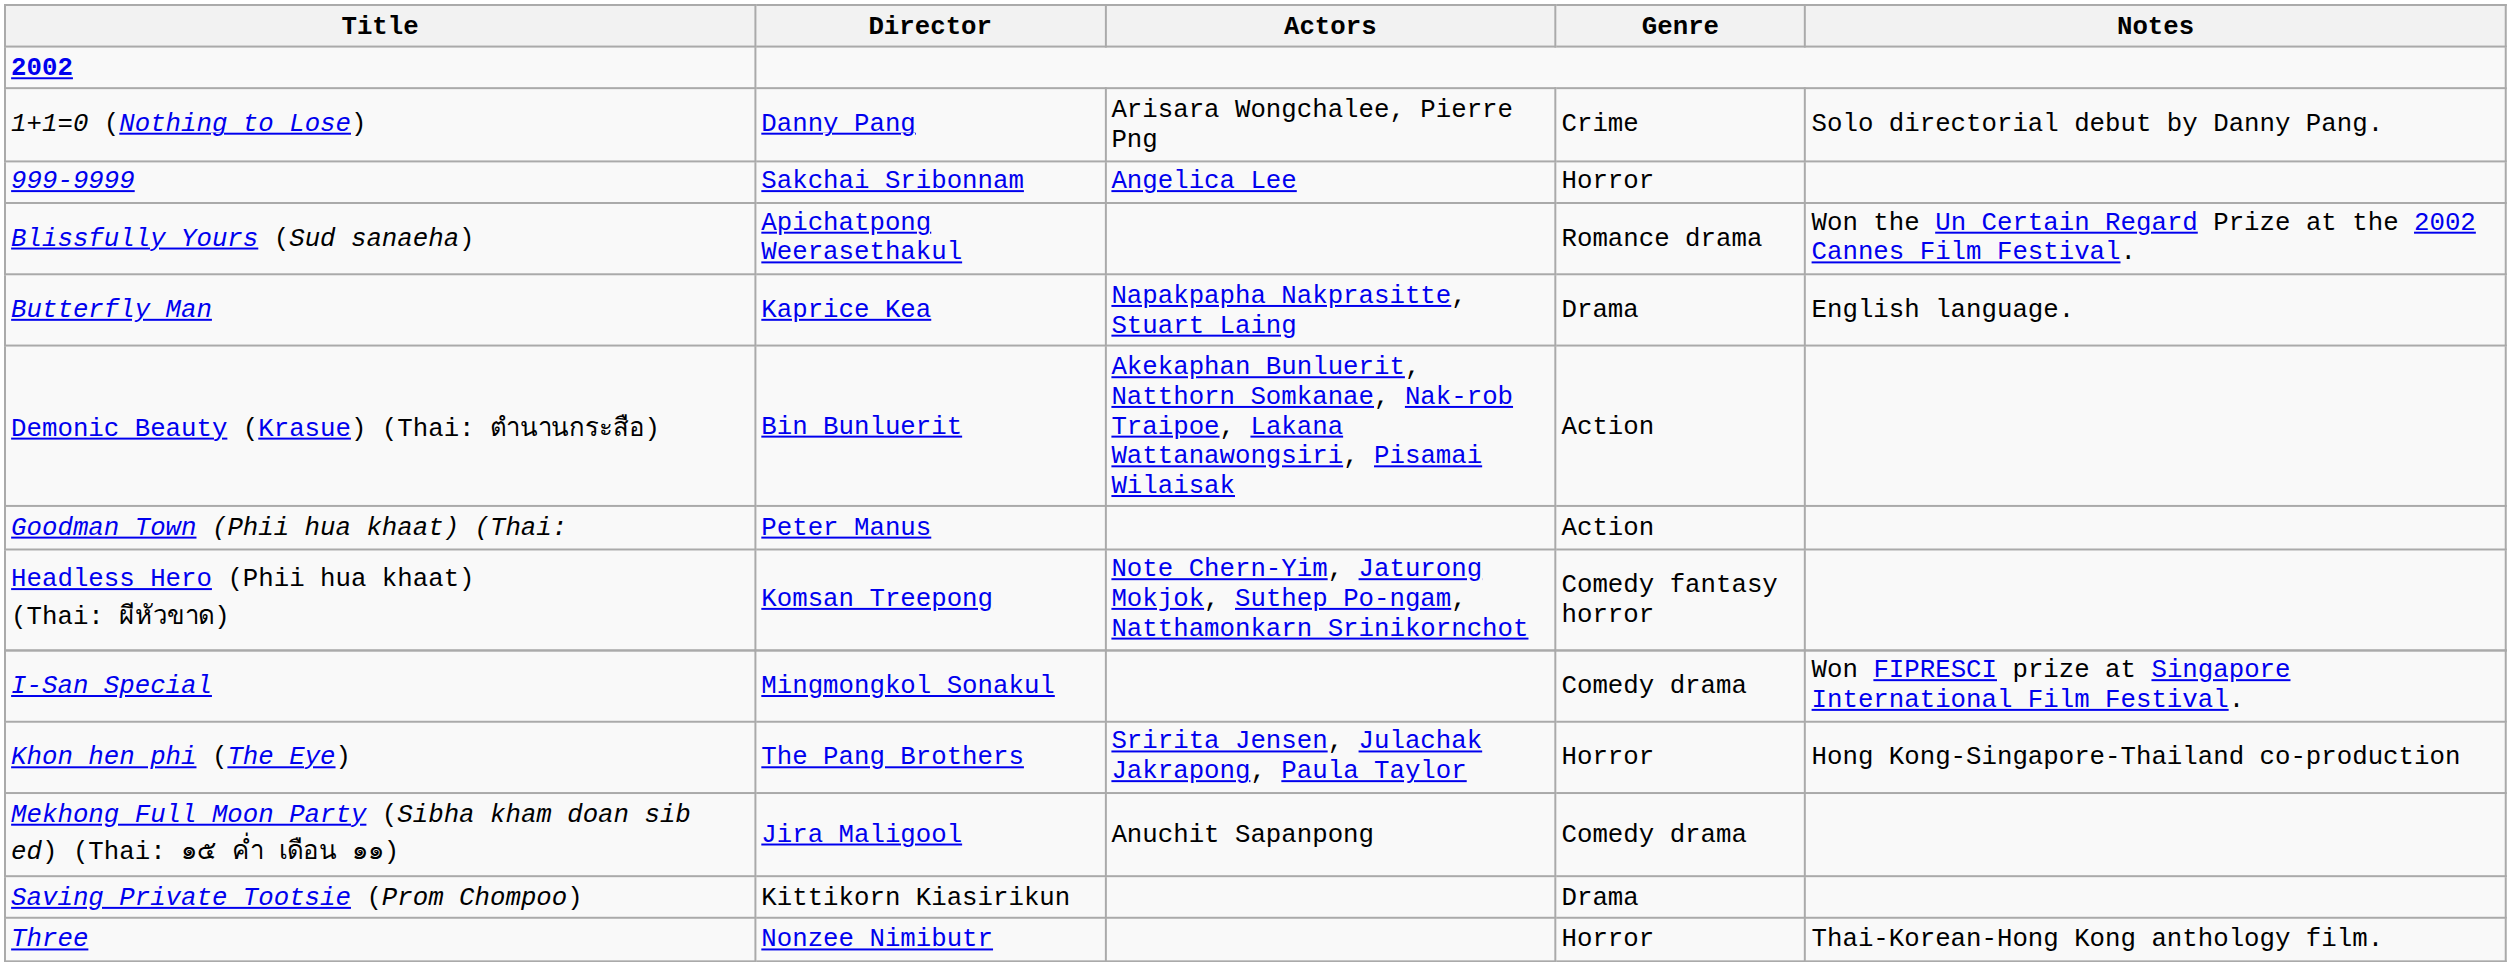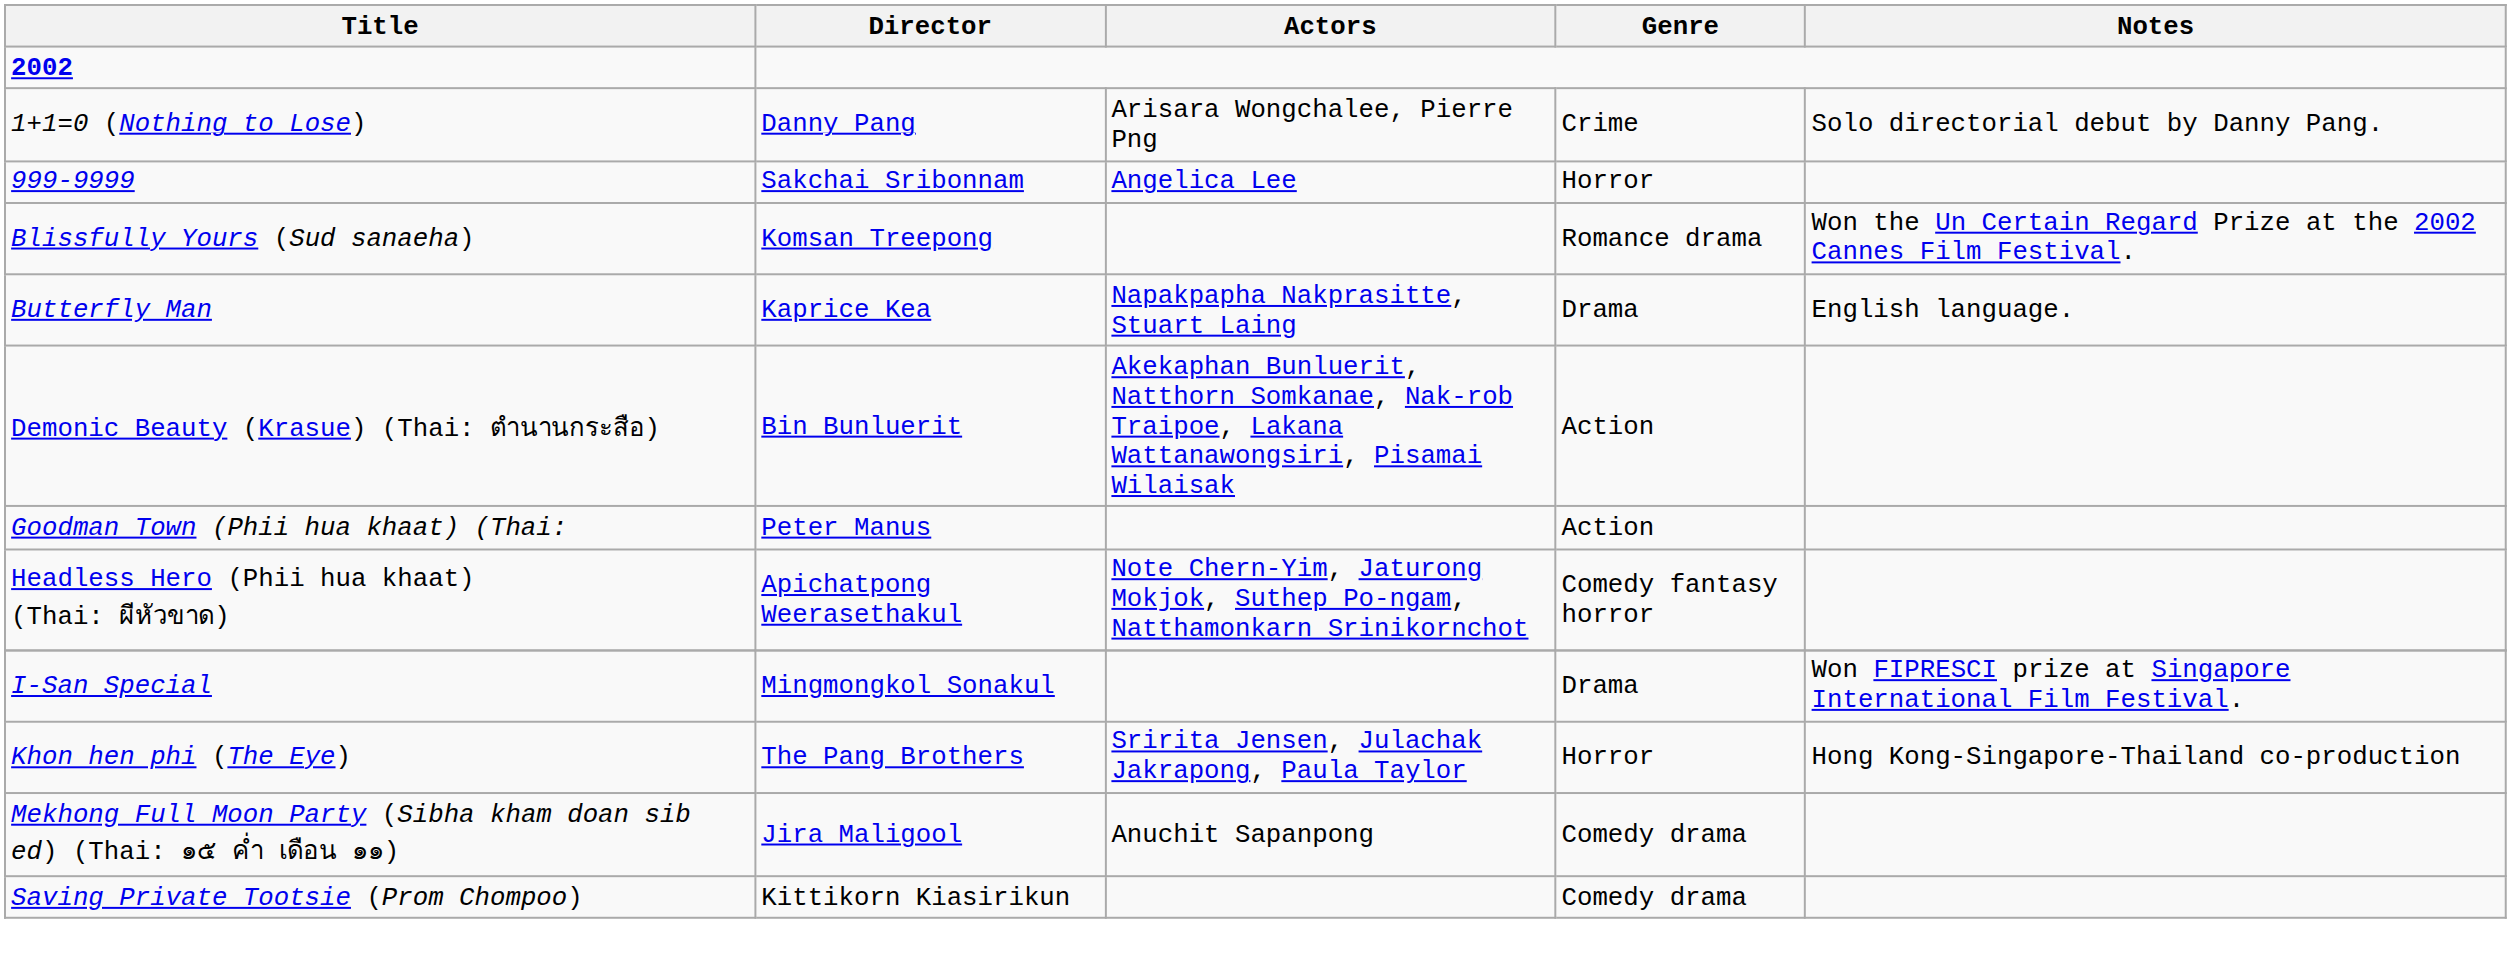(862, 238) Apichatpong Weerasethakul -> (877, 238) Komsan Treepong
(877, 599) Komsan Treepong -> (862, 599) Apichatpong Weerasethakul
(1654, 686) Comedy drama -> (1600, 686) Drama
(1600, 898) Drama -> (1654, 898) Comedy drama
- row: (50, 940)
